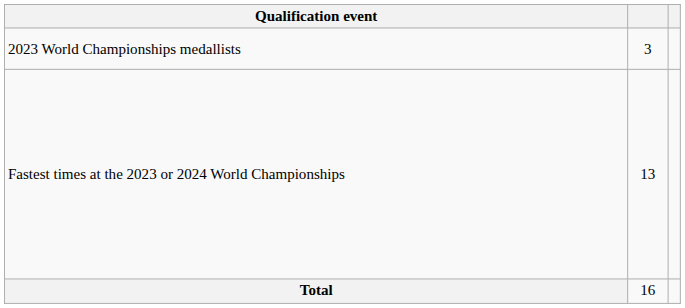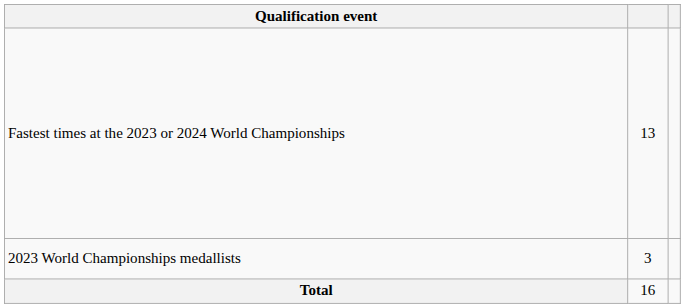rows swapped: (124, 48) <-> (176, 174)
